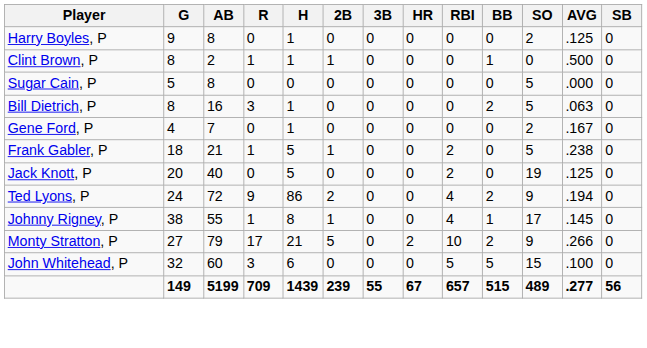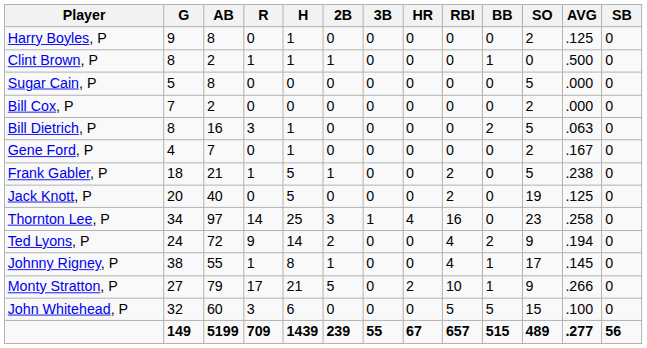+ row: (41, 106)
+ row: (59, 219)
(295, 196) 86 -> (295, 241) 14
(490, 241) 2 -> (490, 286) 1
